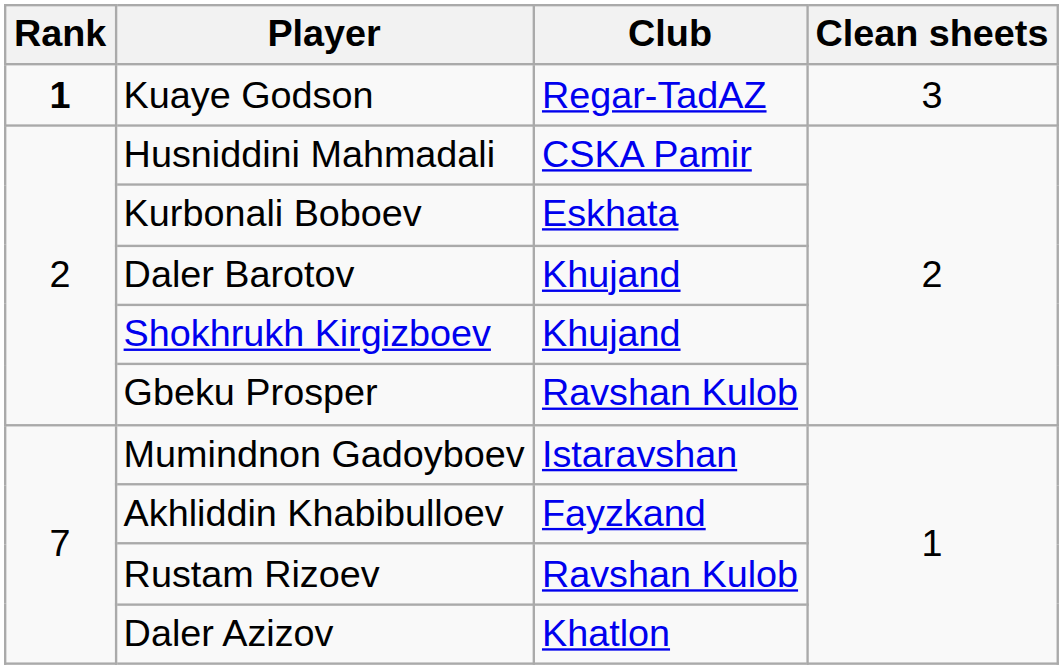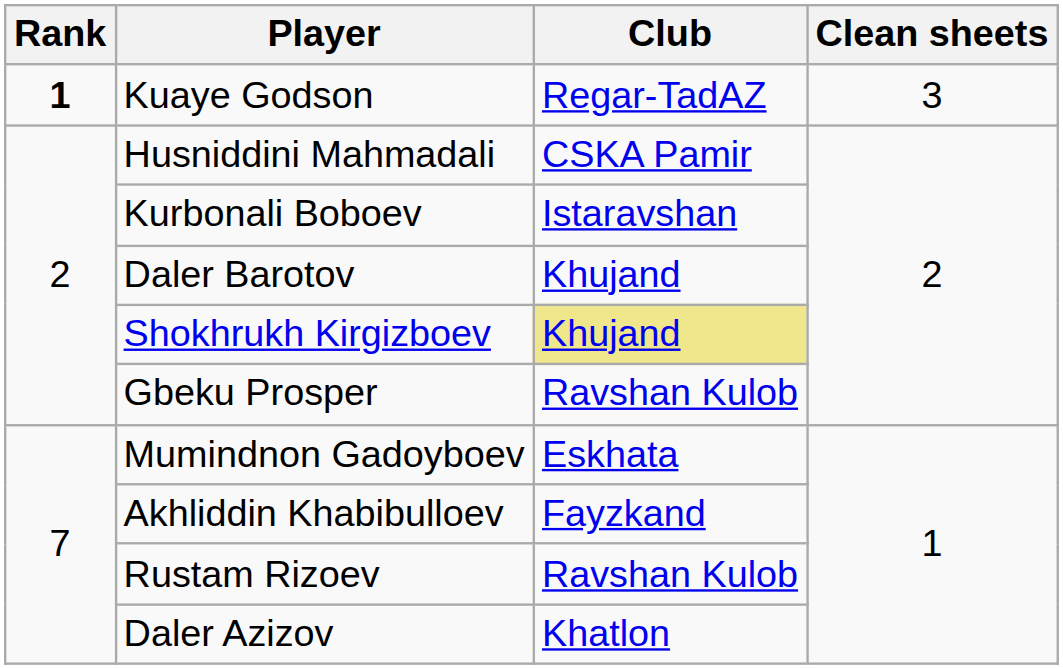(610, 214) Eskhata -> (640, 214) Istaravshan
(611, 333) no background -> (611, 333) khaki background
(640, 453) Istaravshan -> (610, 453) Eskhata
